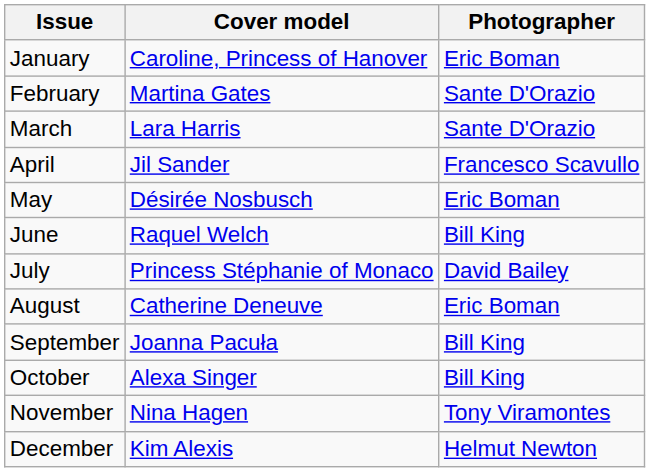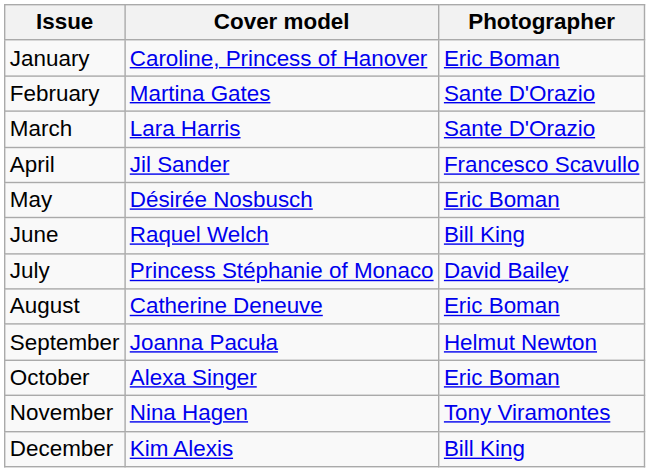(484, 341) Bill King -> (520, 341) Helmut Newton
(484, 377) Bill King -> (502, 377) Eric Boman
(520, 448) Helmut Newton -> (484, 448) Bill King
